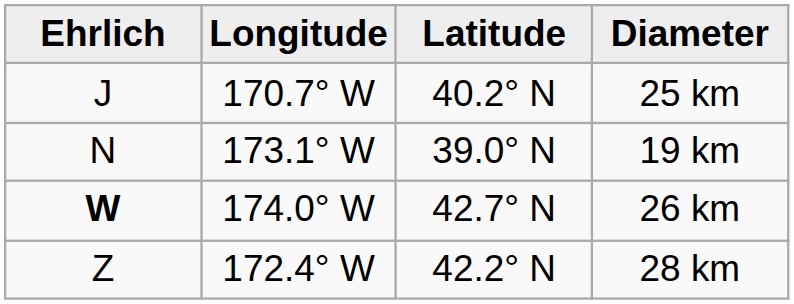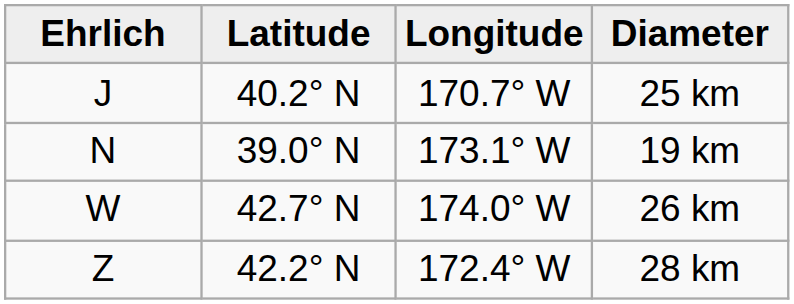columns swapped: (494, 33) <-> (299, 33)
(103, 209) bold -> (103, 209) normal
